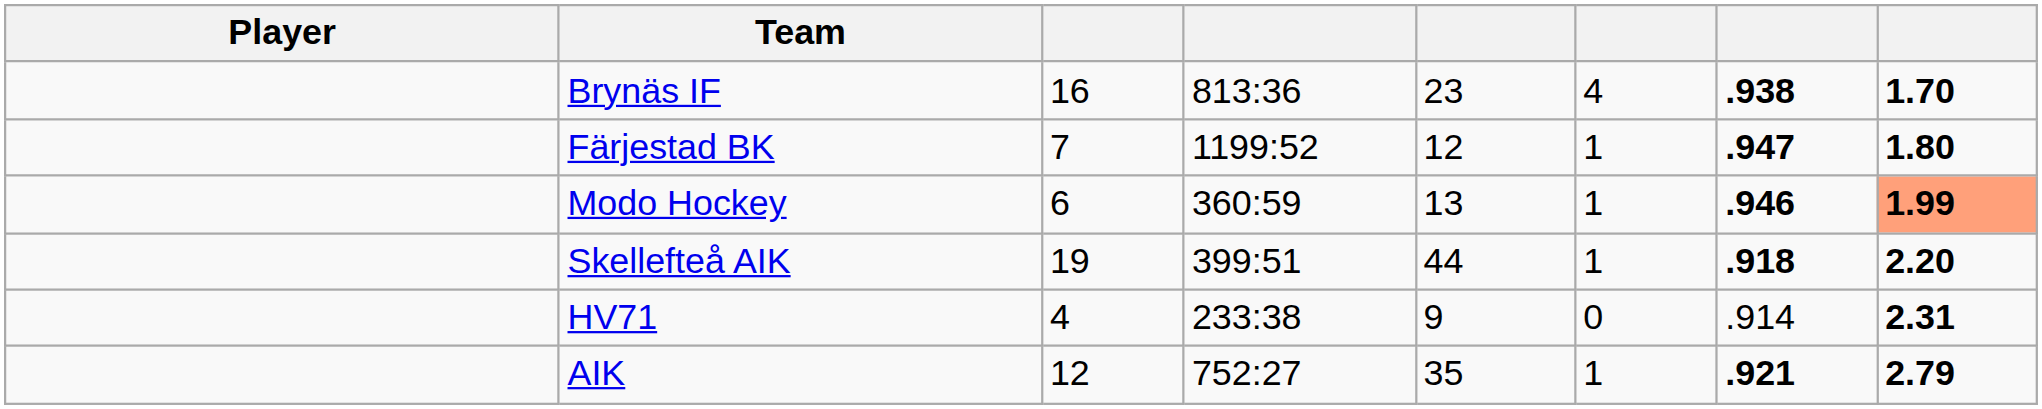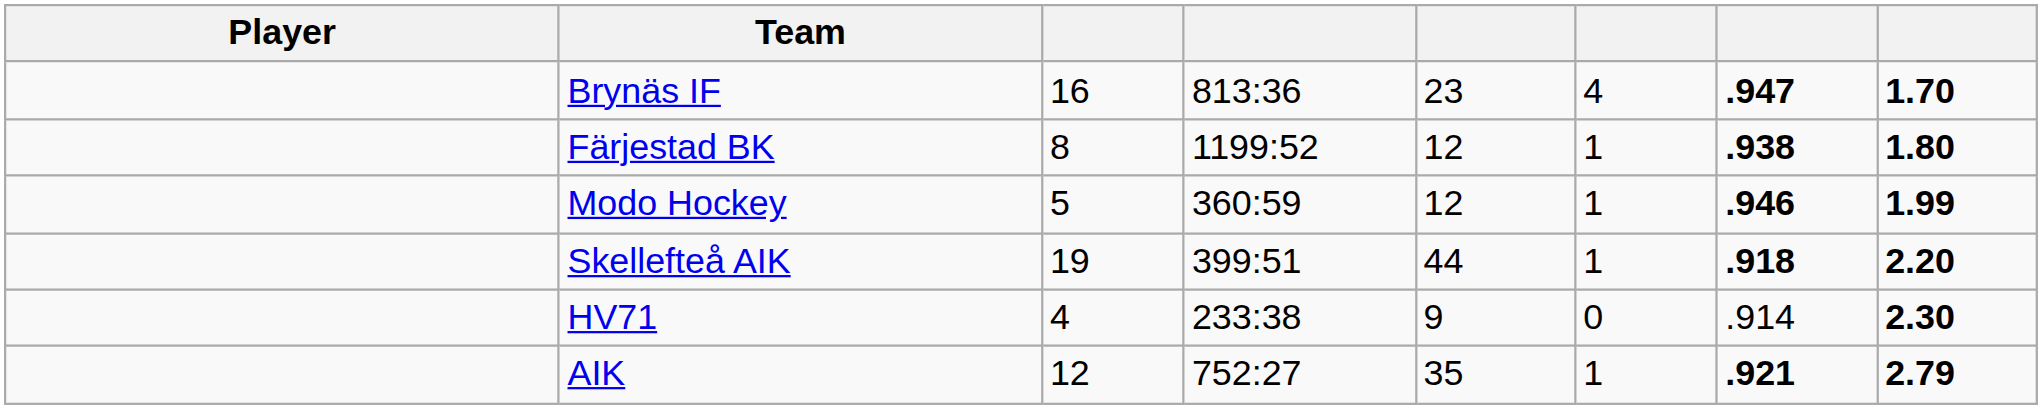(1760, 89) .938 -> (1760, 89) .947
(1060, 146) 7 -> (1060, 146) 8
(1760, 146) .947 -> (1760, 146) .938
(1060, 203) 6 -> (1060, 203) 5
(1443, 203) 13 -> (1443, 203) 12
(1920, 203) lightsalmon background -> (1920, 203) no background
(1920, 317) 2.31 -> (1920, 317) 2.30
